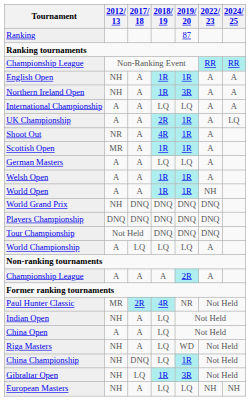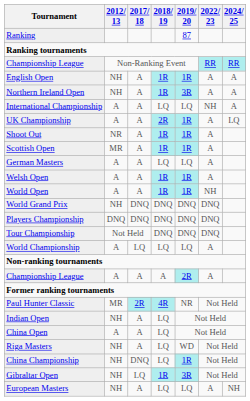(210, 106) A -> (210, 106) NH
(163, 134) 4R -> (163, 134) 1R
(210, 388) NH -> (210, 388) A
